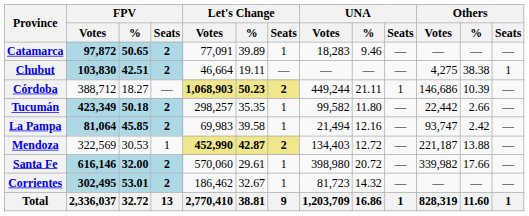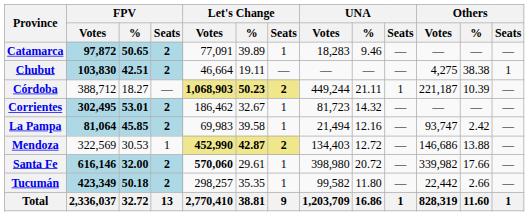(438, 88) 146,686 -> (438, 88) 221,187
rows swapped: (35, 182) <-> (35, 107)
(438, 145) 221,187 -> (438, 145) 146,686
(214, 164) normal -> (214, 164) bold
